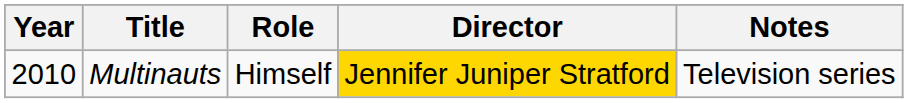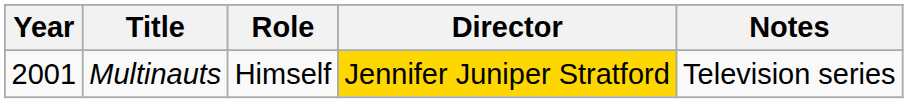(44, 73) 2010 -> (44, 73) 2001
